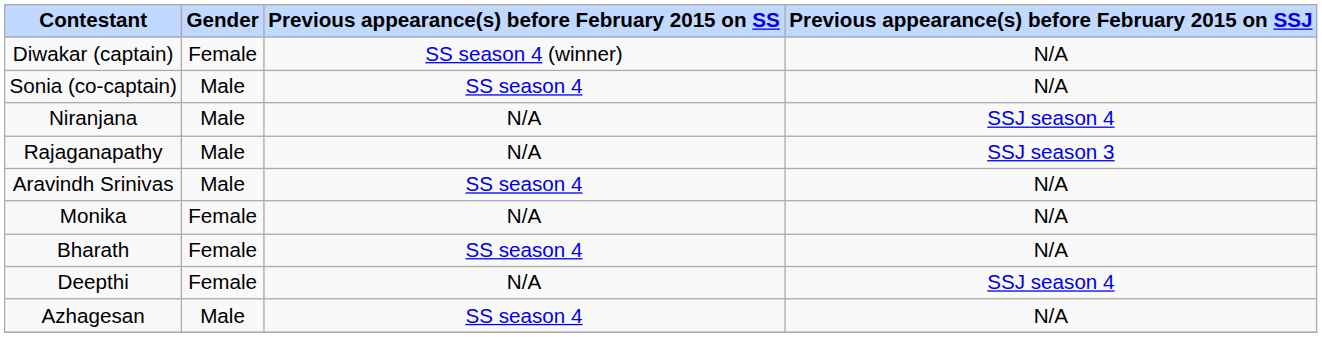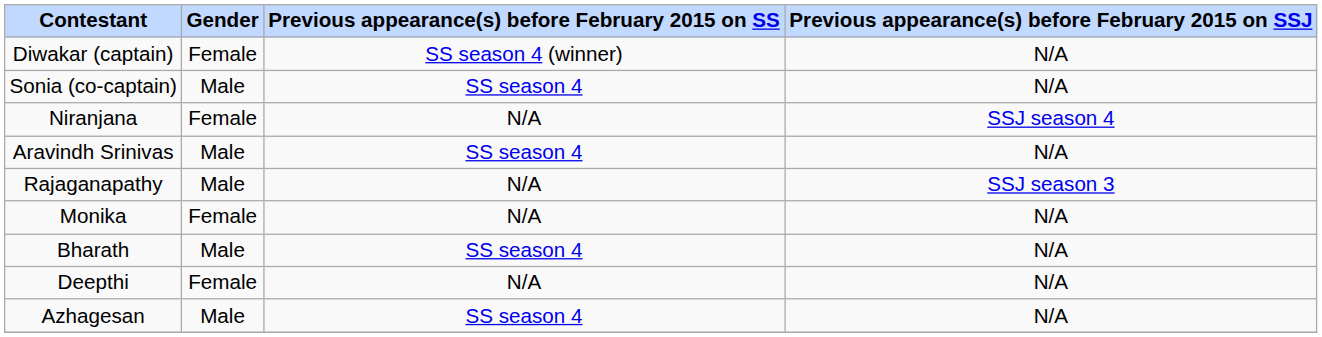(223, 119) Male -> (223, 119) Female
rows swapped: (93, 184) <-> (93, 151)
(223, 250) Female -> (223, 250) Male
(1051, 282) SSJ season 4 -> (1051, 282) N/A
